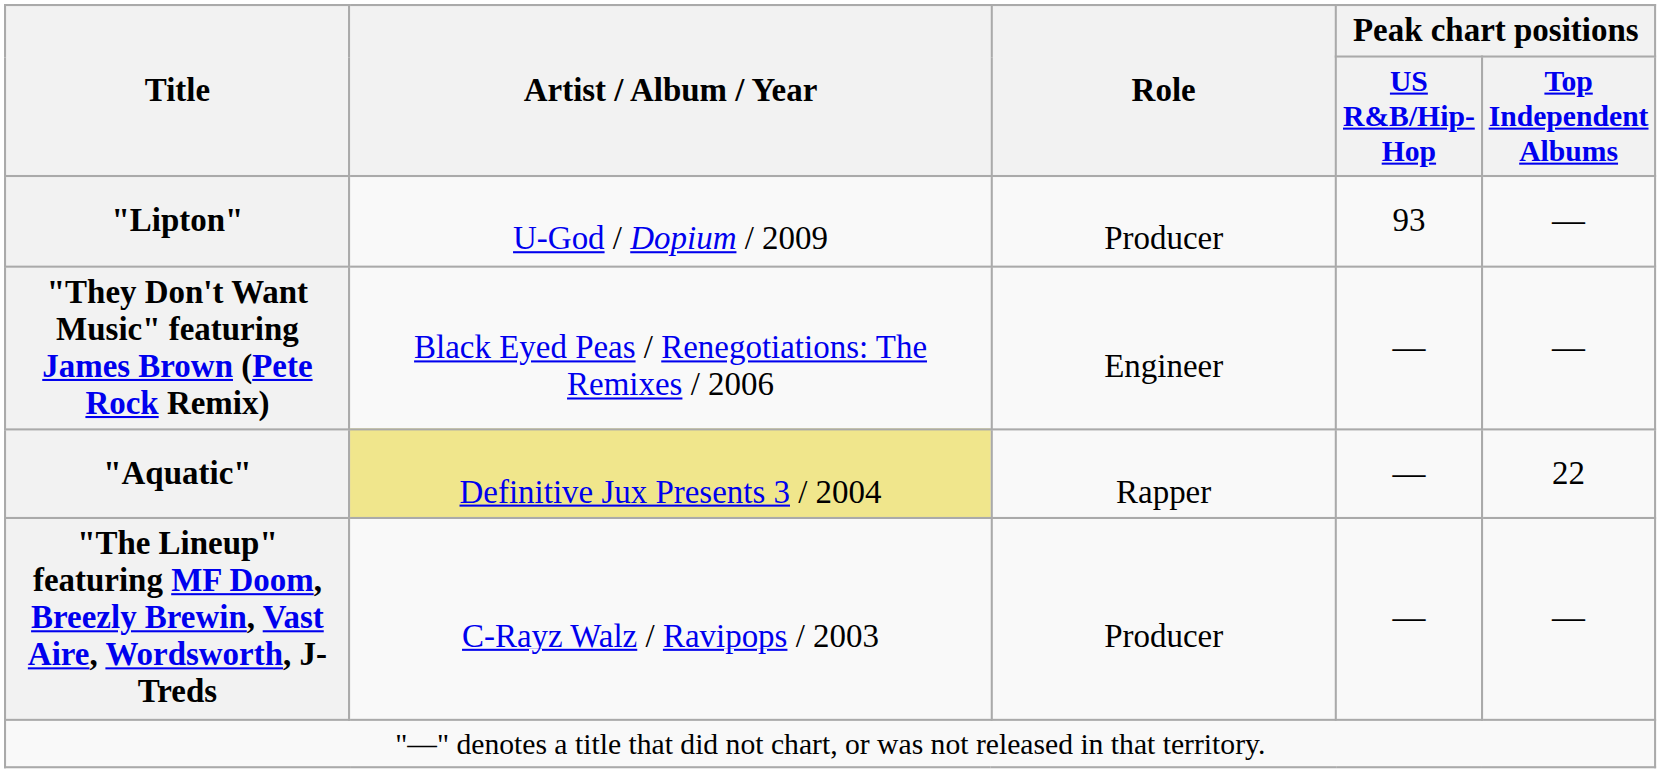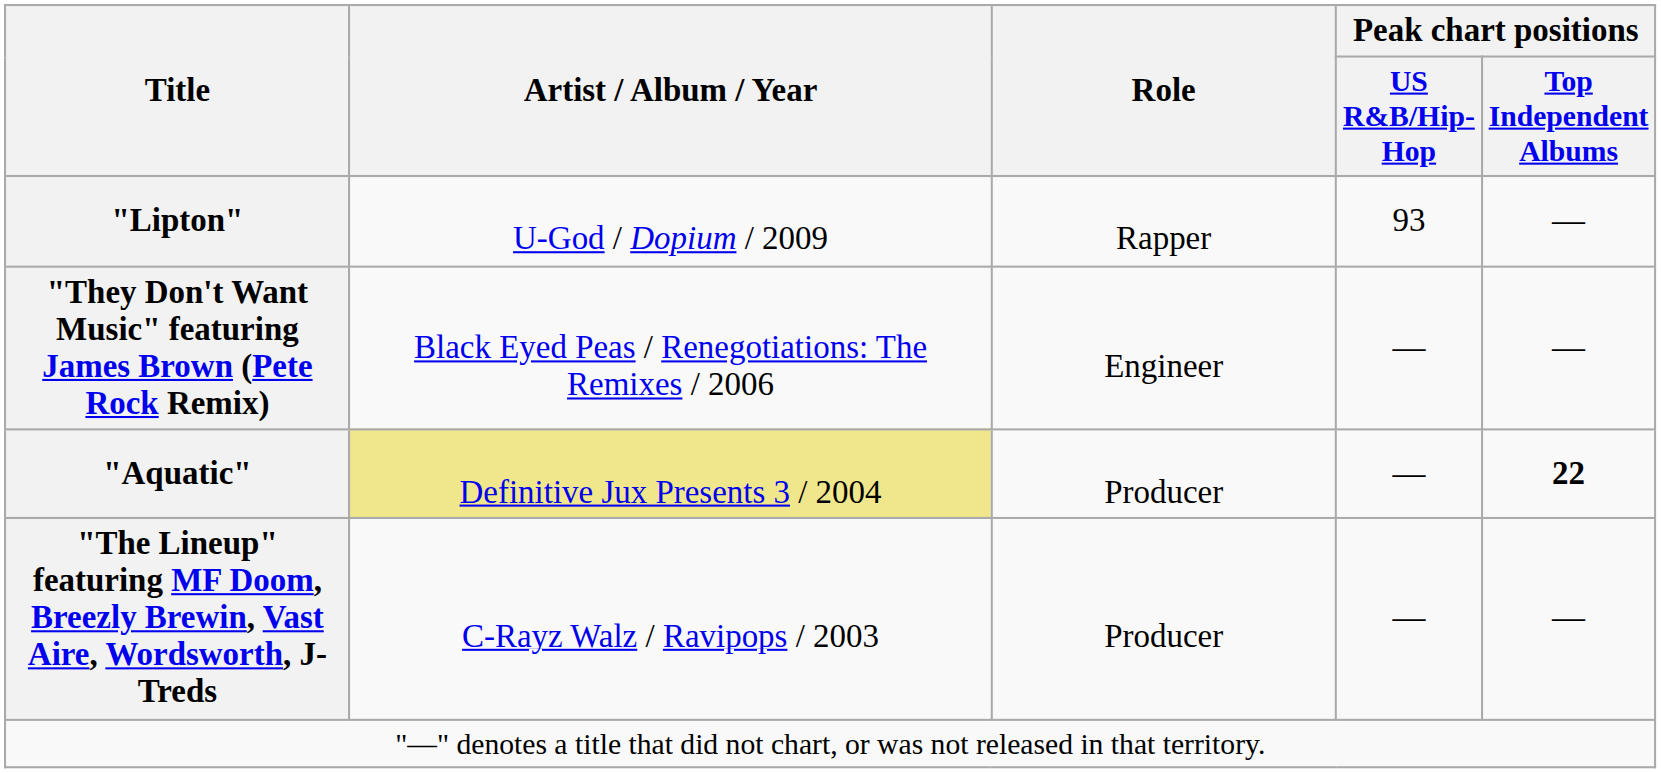(1164, 238) Producer -> (1164, 238) Rapper
(1164, 491) Rapper -> (1164, 491) Producer
(1569, 473) normal -> (1569, 473) bold
